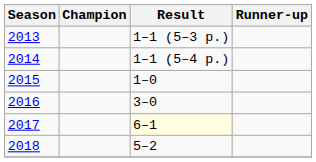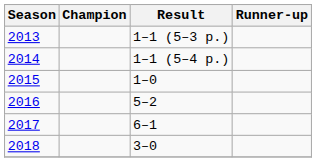(145, 103) 3–0 -> (145, 103) 5–2
(145, 125) lightyellow background -> (145, 125) no background
(145, 146) 5–2 -> (145, 146) 3–0
